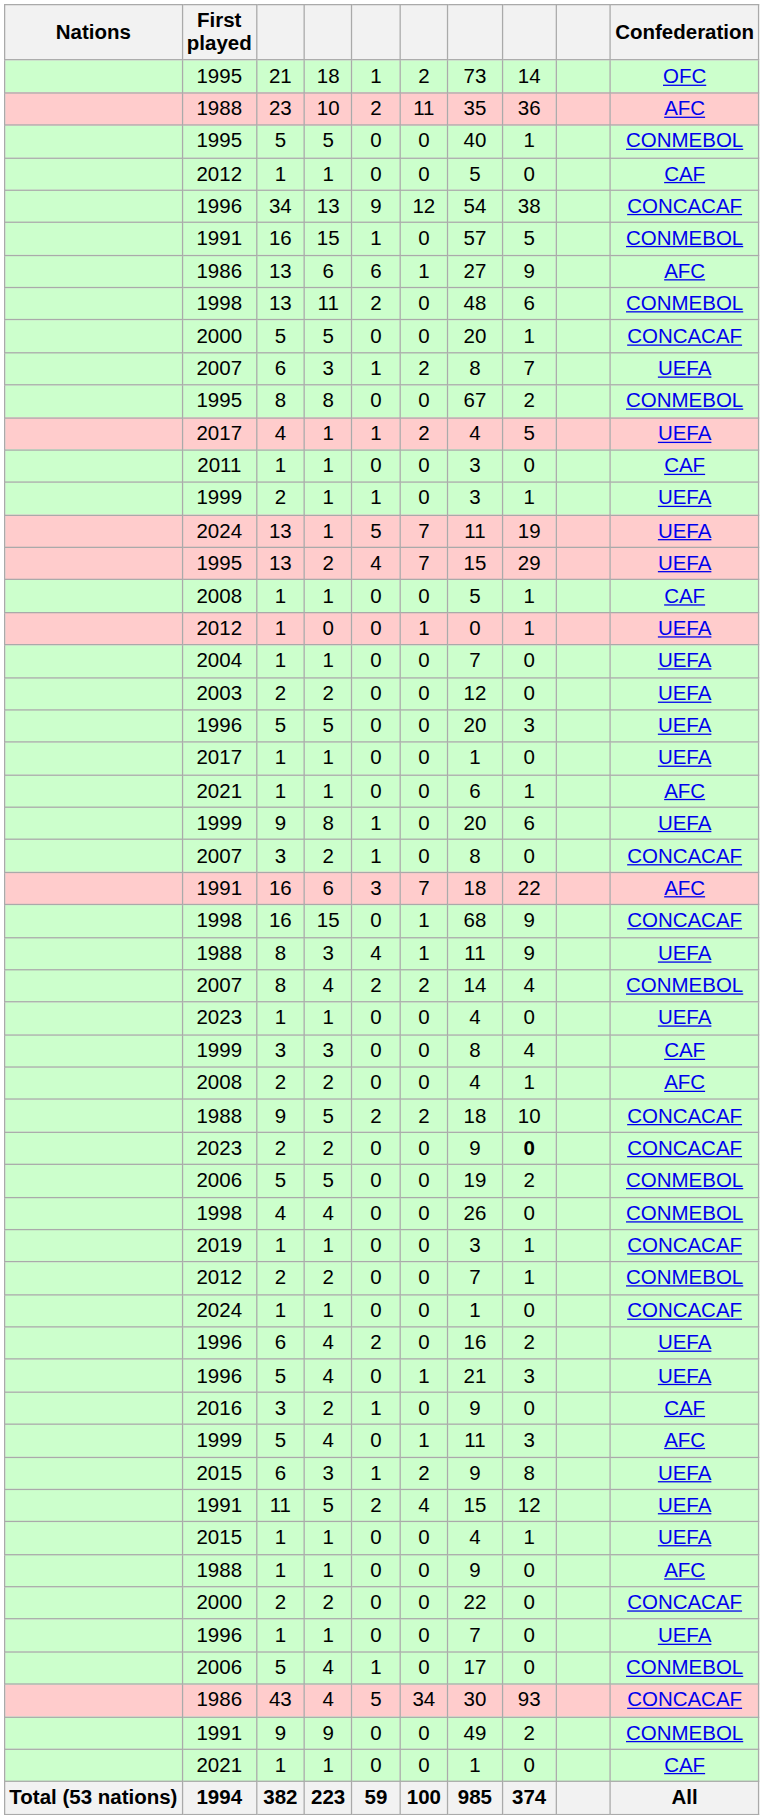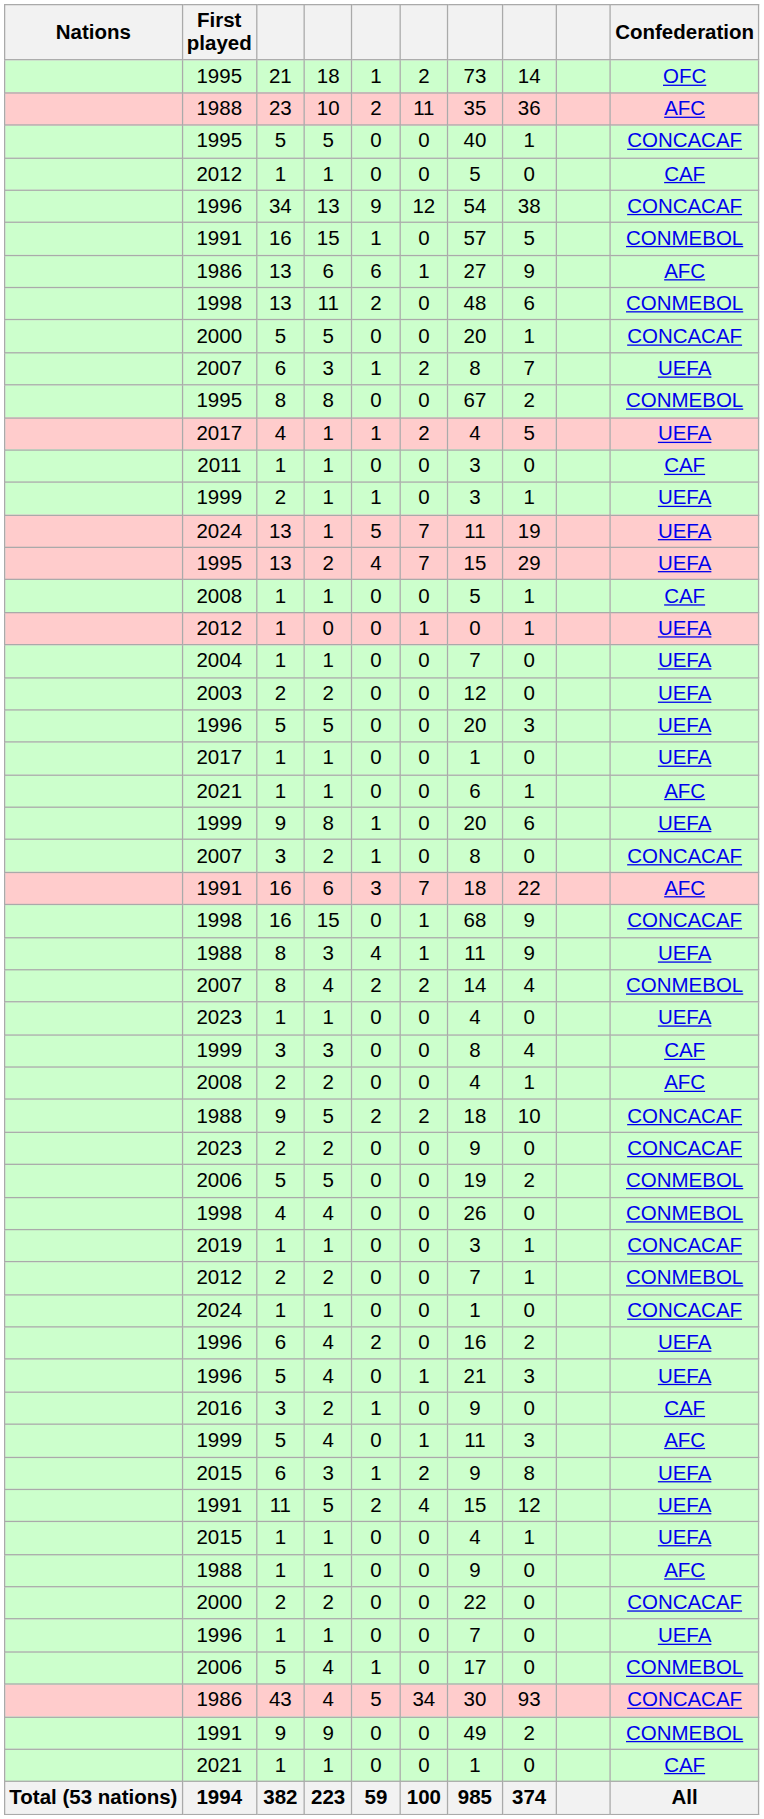(685, 141) CONMEBOL -> (685, 141) CONCACAF
(529, 1148) bold -> (529, 1148) normal
